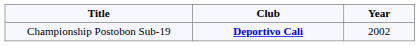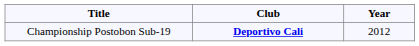(379, 31) 2002 -> (379, 31) 2012
